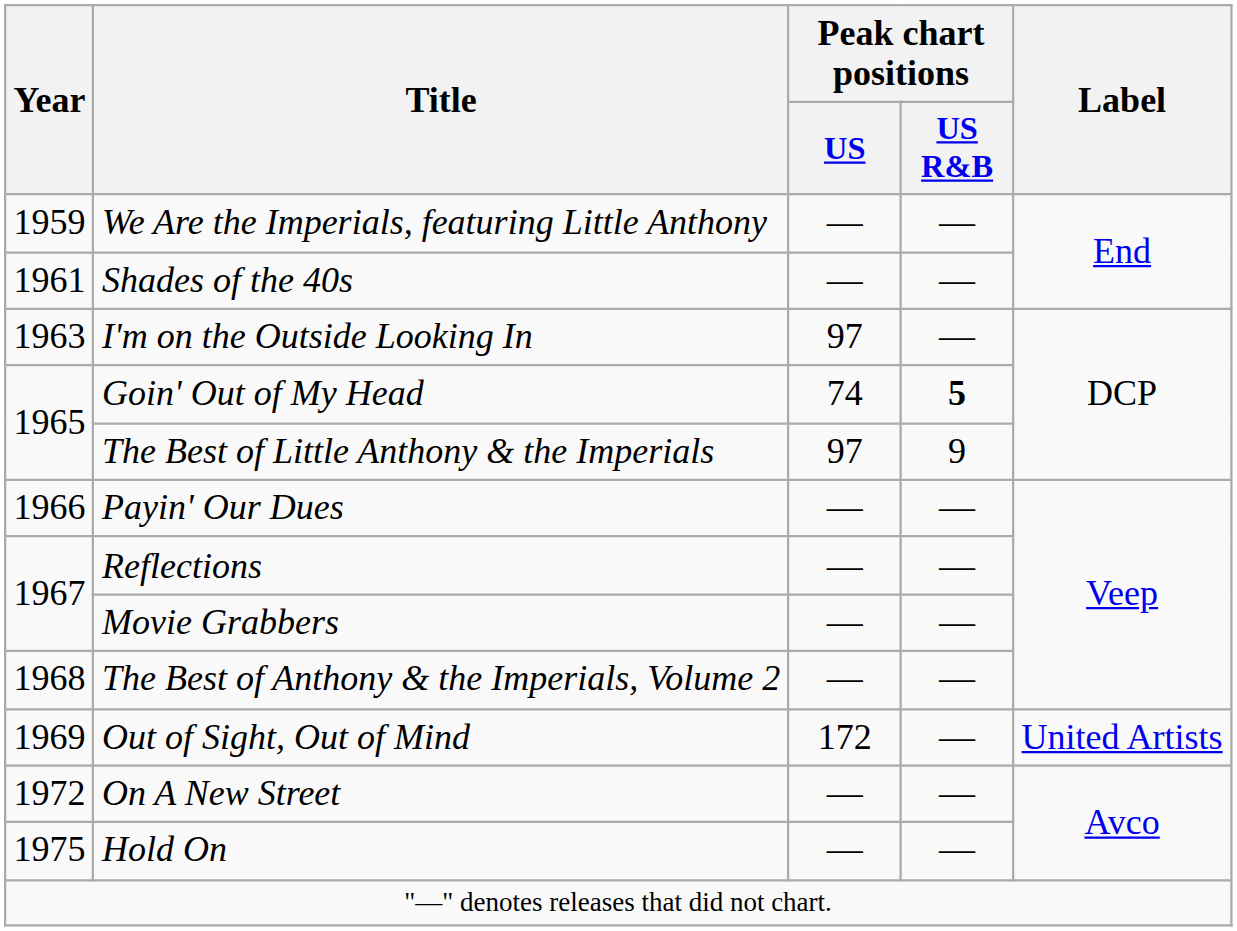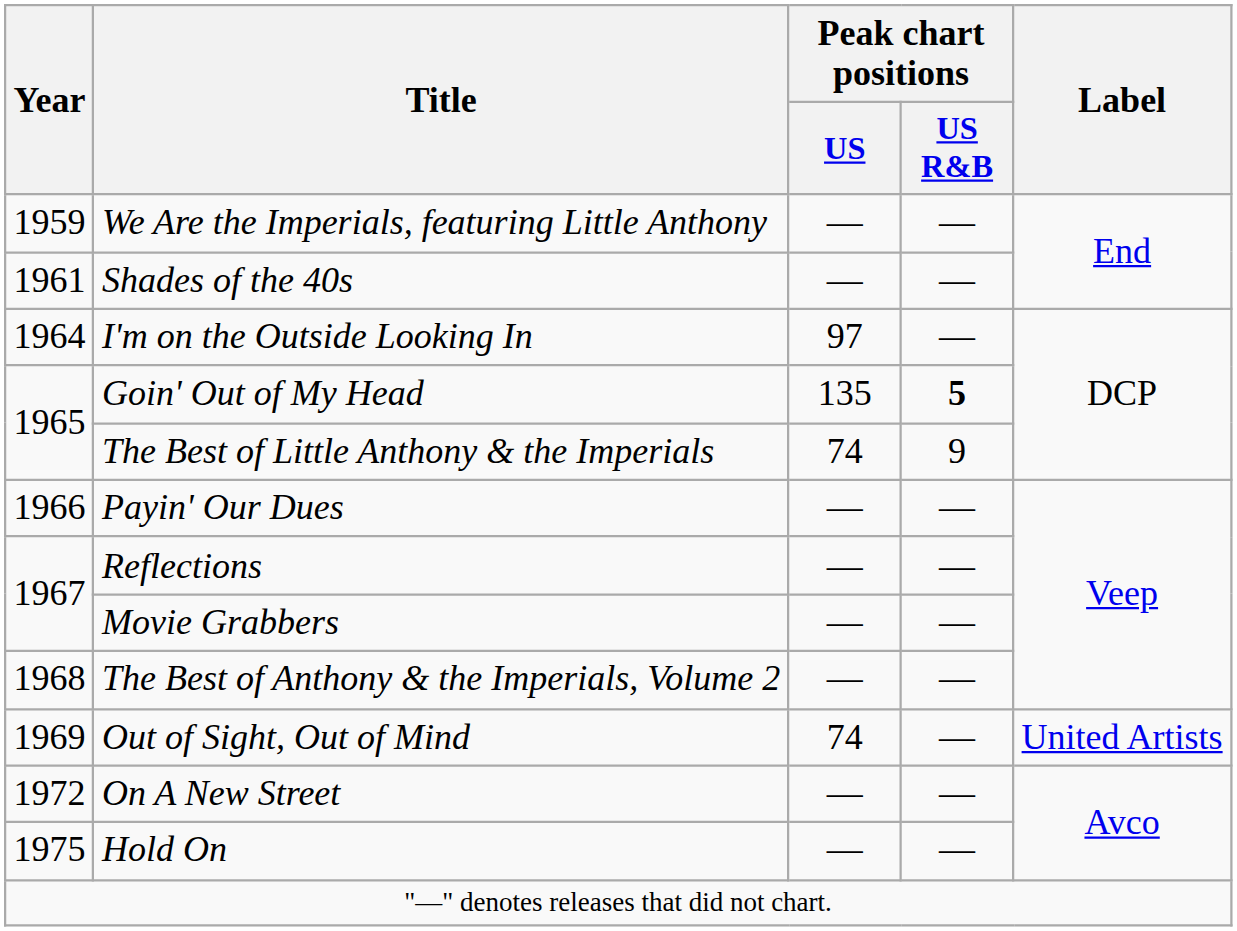(49, 336) 1963 -> (49, 336) 1964
(845, 393) 74 -> (845, 393) 135
(845, 450) 97 -> (845, 450) 74
(845, 736) 172 -> (845, 736) 74
